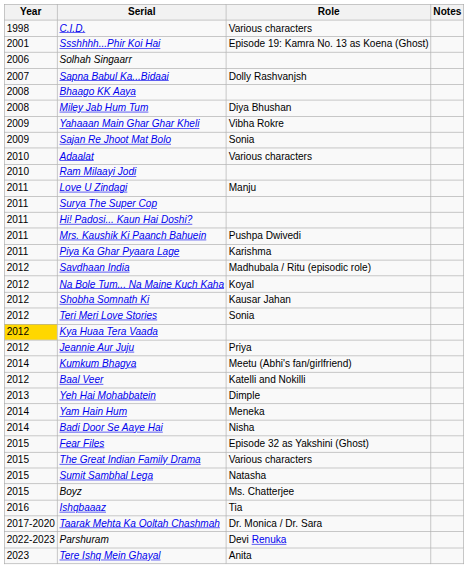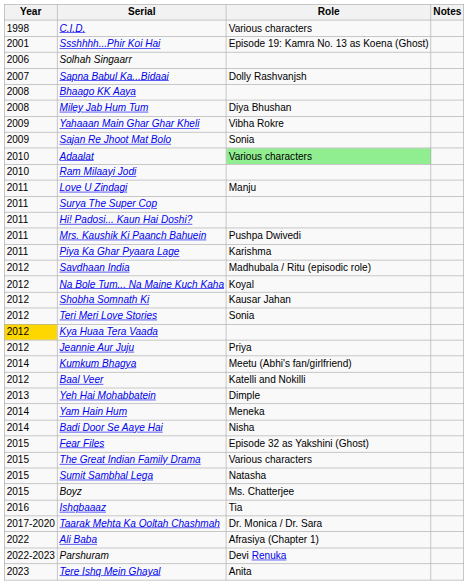(270, 156) no background -> (270, 156) lightgreen background
+ row: (78, 540)
